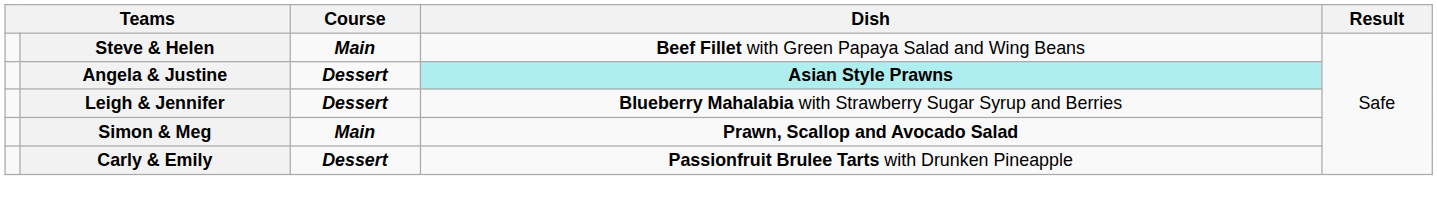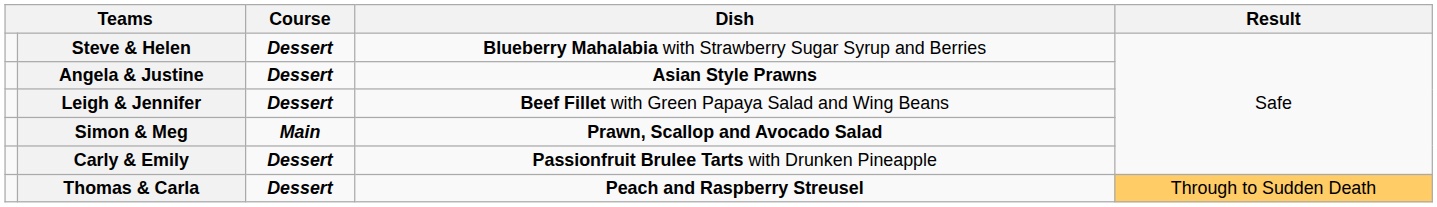(355, 47) Main -> (300, 47) Dessert
(871, 47) Beef Fillet with Green Papaya Salad and Wing Beans -> (735, 47) Blueberry Mahalabia with Strawberry Sugar Syrup and Berries
(871, 75) paleturquoise background -> (735, 75) no background
(871, 103) Blueberry Mahalabia with Strawberry Sugar Syrup and Berries -> (735, 103) Beef Fillet with Green Papaya Salad and Wing Beans
+ row: (131, 188)
